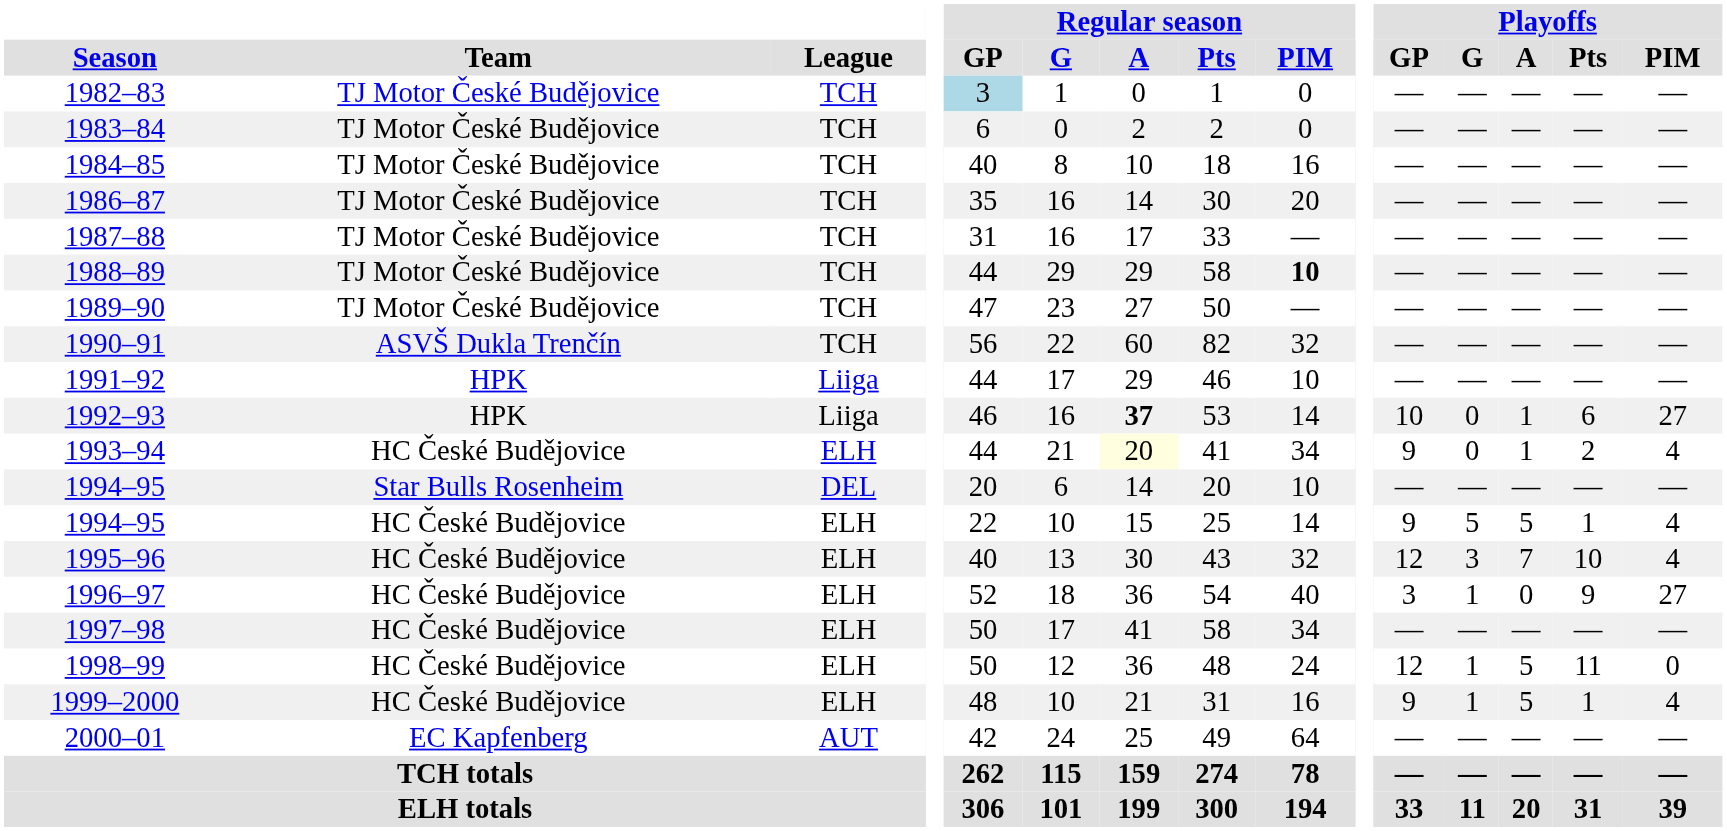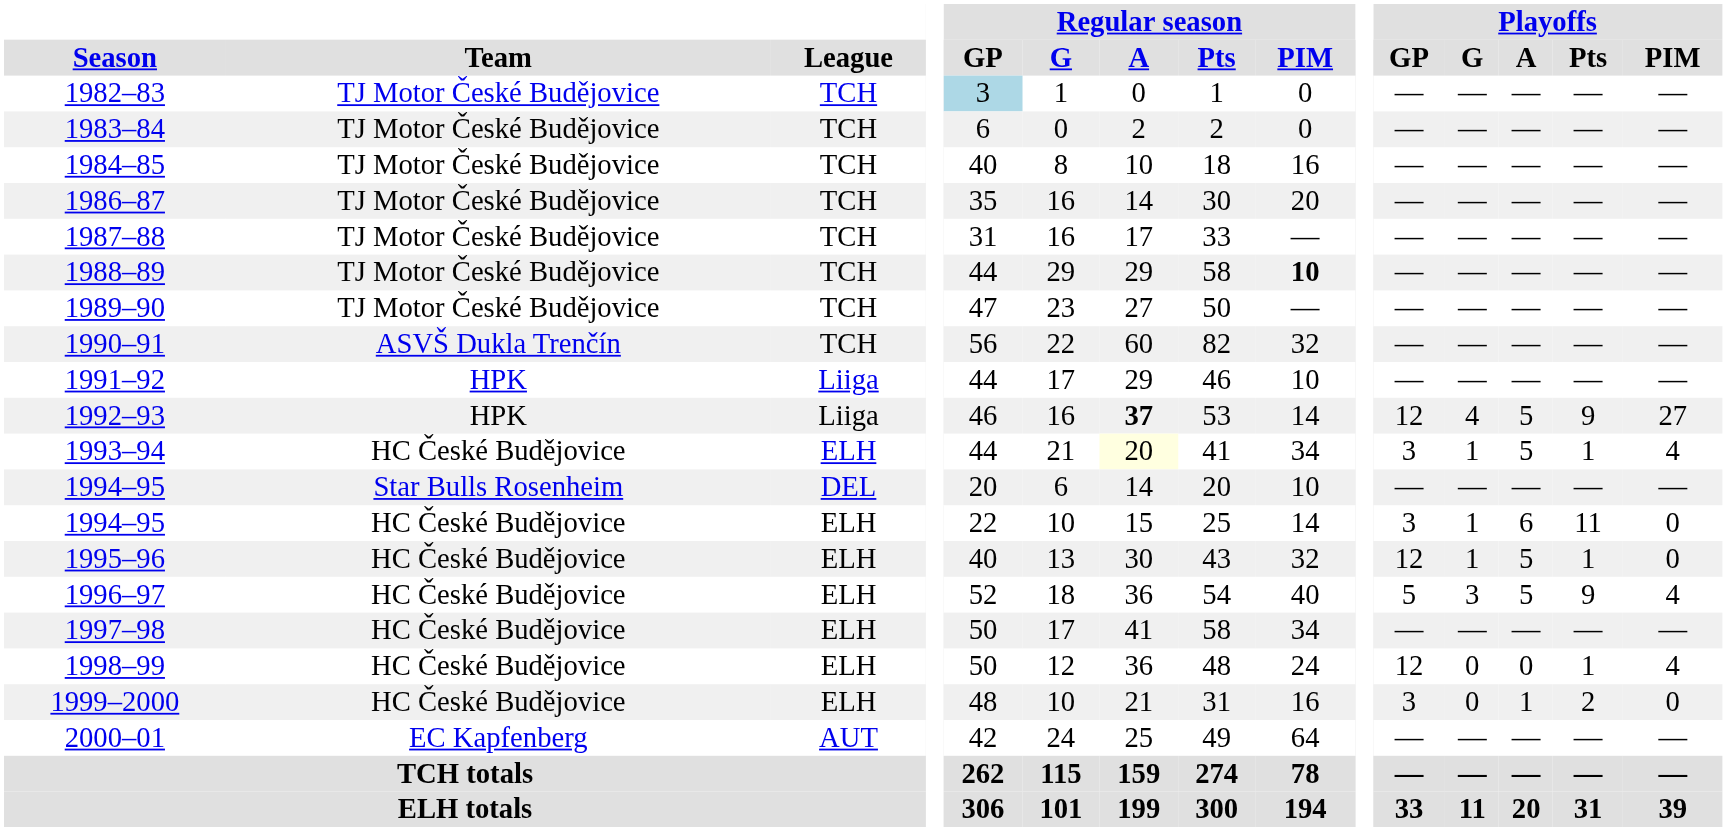(1409, 415) 10 -> (1409, 415) 12
(1472, 415) 0 -> (1472, 415) 4
(1526, 415) 1 -> (1526, 415) 5
(1588, 415) 6 -> (1588, 415) 9
(1409, 451) 9 -> (1409, 451) 3
(1472, 451) 0 -> (1472, 451) 1
(1526, 451) 1 -> (1526, 451) 5
(1588, 451) 2 -> (1588, 451) 1
(1409, 522) 9 -> (1409, 522) 3
(1472, 522) 5 -> (1472, 522) 1
(1526, 522) 5 -> (1526, 522) 6
(1588, 522) 1 -> (1588, 522) 11
(1673, 522) 4 -> (1673, 522) 0
(1472, 558) 3 -> (1472, 558) 1
(1526, 558) 7 -> (1526, 558) 5
(1588, 558) 10 -> (1588, 558) 1
(1673, 558) 4 -> (1673, 558) 0
(1409, 594) 3 -> (1409, 594) 5
(1472, 594) 1 -> (1472, 594) 3
(1526, 594) 0 -> (1526, 594) 5
(1673, 594) 27 -> (1673, 594) 4
(1472, 665) 1 -> (1472, 665) 0
(1526, 665) 5 -> (1526, 665) 0
(1588, 665) 11 -> (1588, 665) 1
(1673, 665) 0 -> (1673, 665) 4
(1409, 701) 9 -> (1409, 701) 3
(1472, 701) 1 -> (1472, 701) 0
(1526, 701) 5 -> (1526, 701) 1
(1588, 701) 1 -> (1588, 701) 2
(1673, 701) 4 -> (1673, 701) 0
